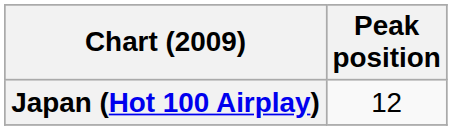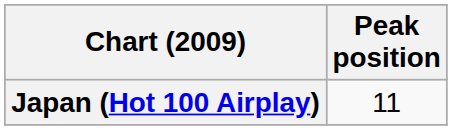(387, 102) 12 -> (387, 102) 11
